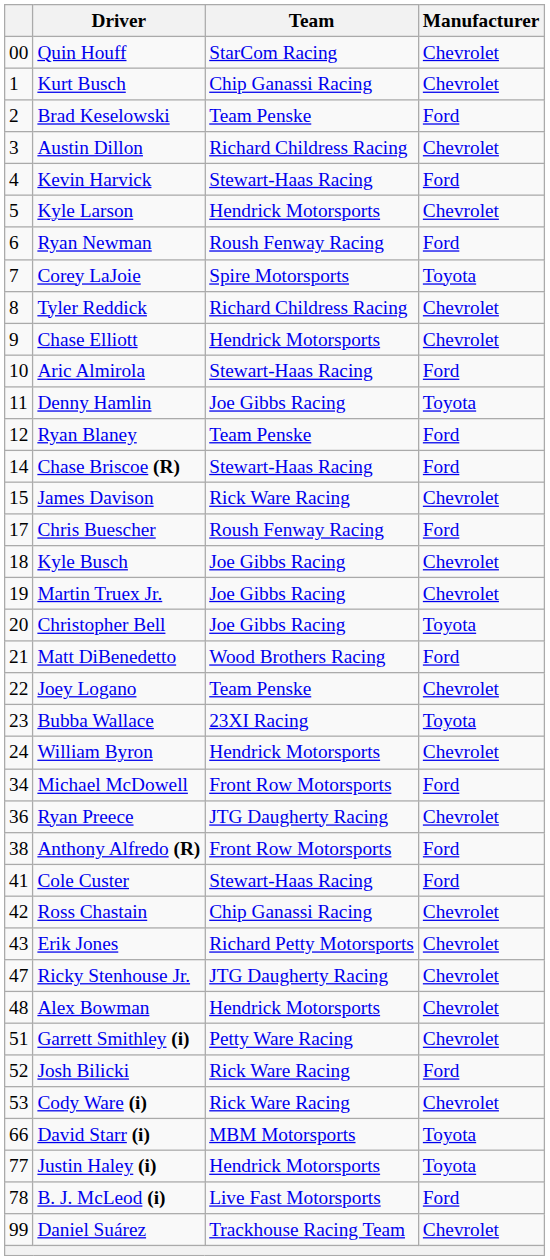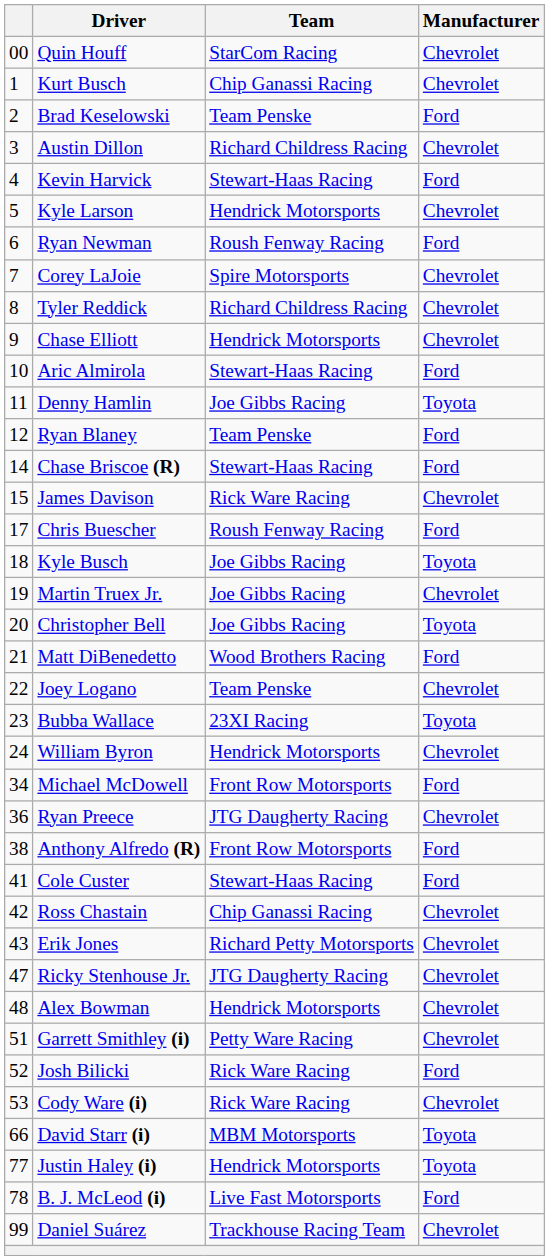(450, 275) Toyota -> (461, 275) Chevrolet
(461, 561) Chevrolet -> (450, 561) Toyota
